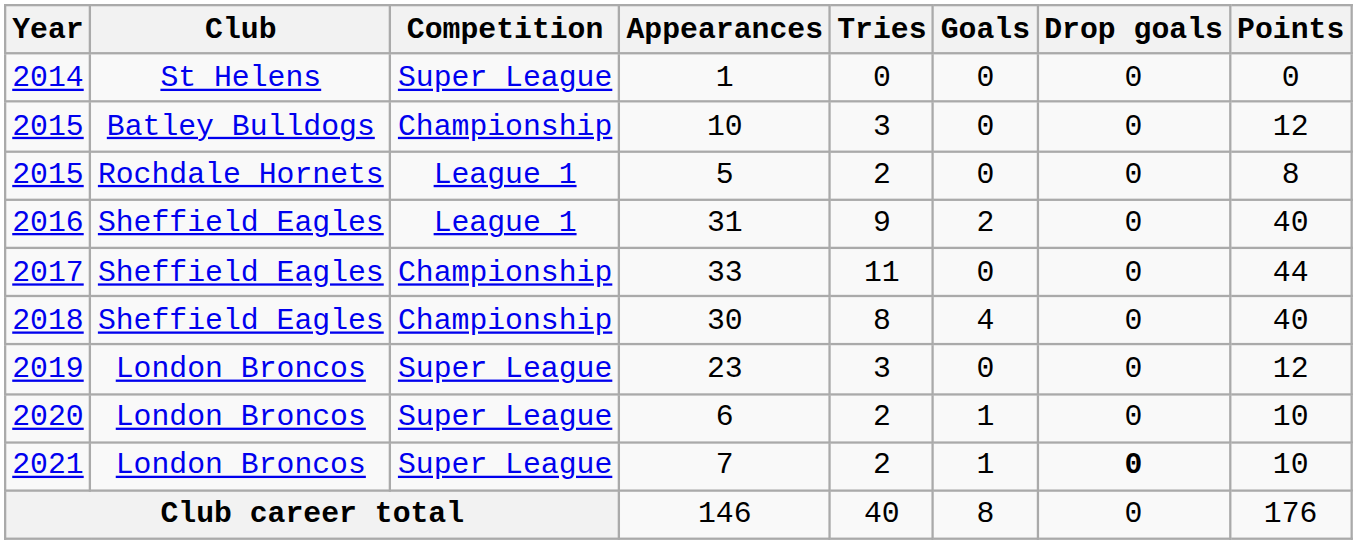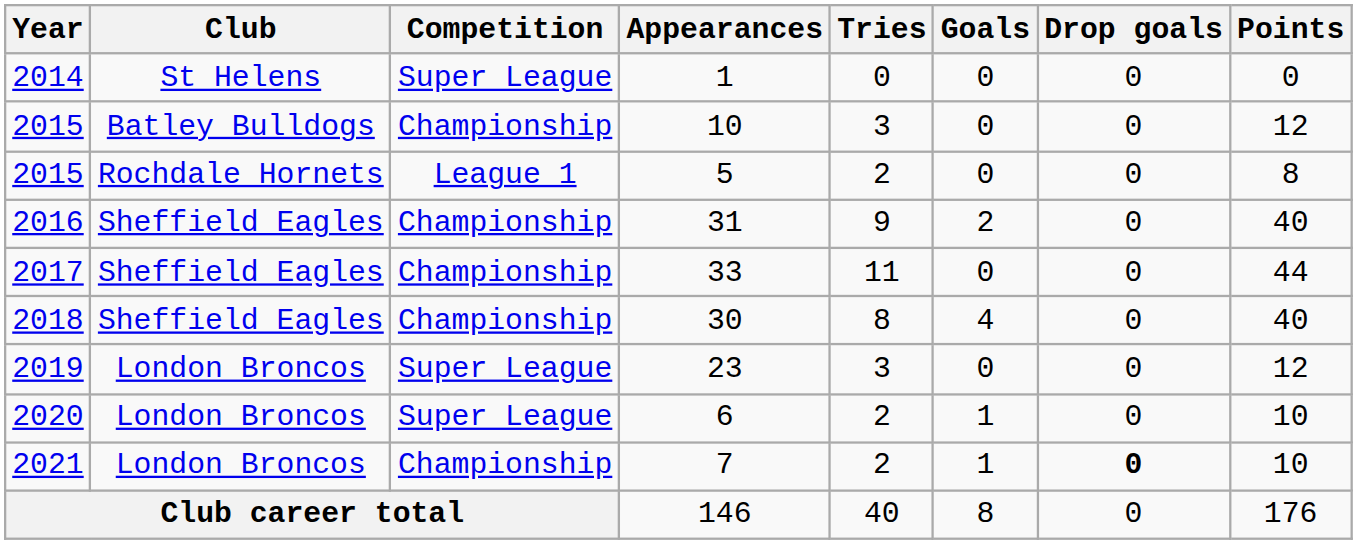(505, 223) League 1 -> (505, 223) Championship
(505, 466) Super League -> (505, 466) Championship
